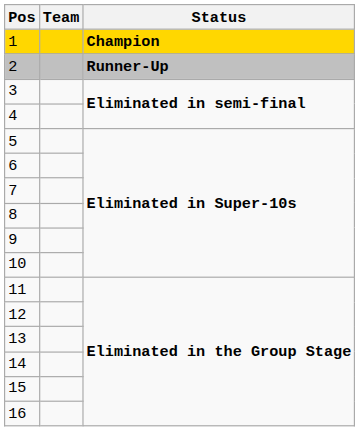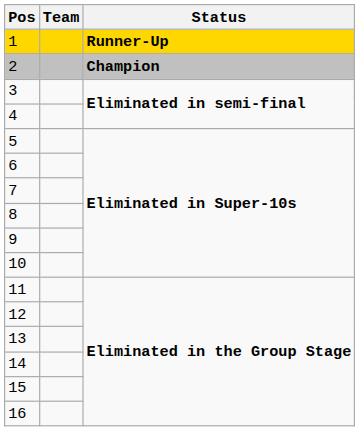(123, 42) Champion -> (128, 42) Runner-Up
(128, 67) Runner-Up -> (123, 67) Champion
